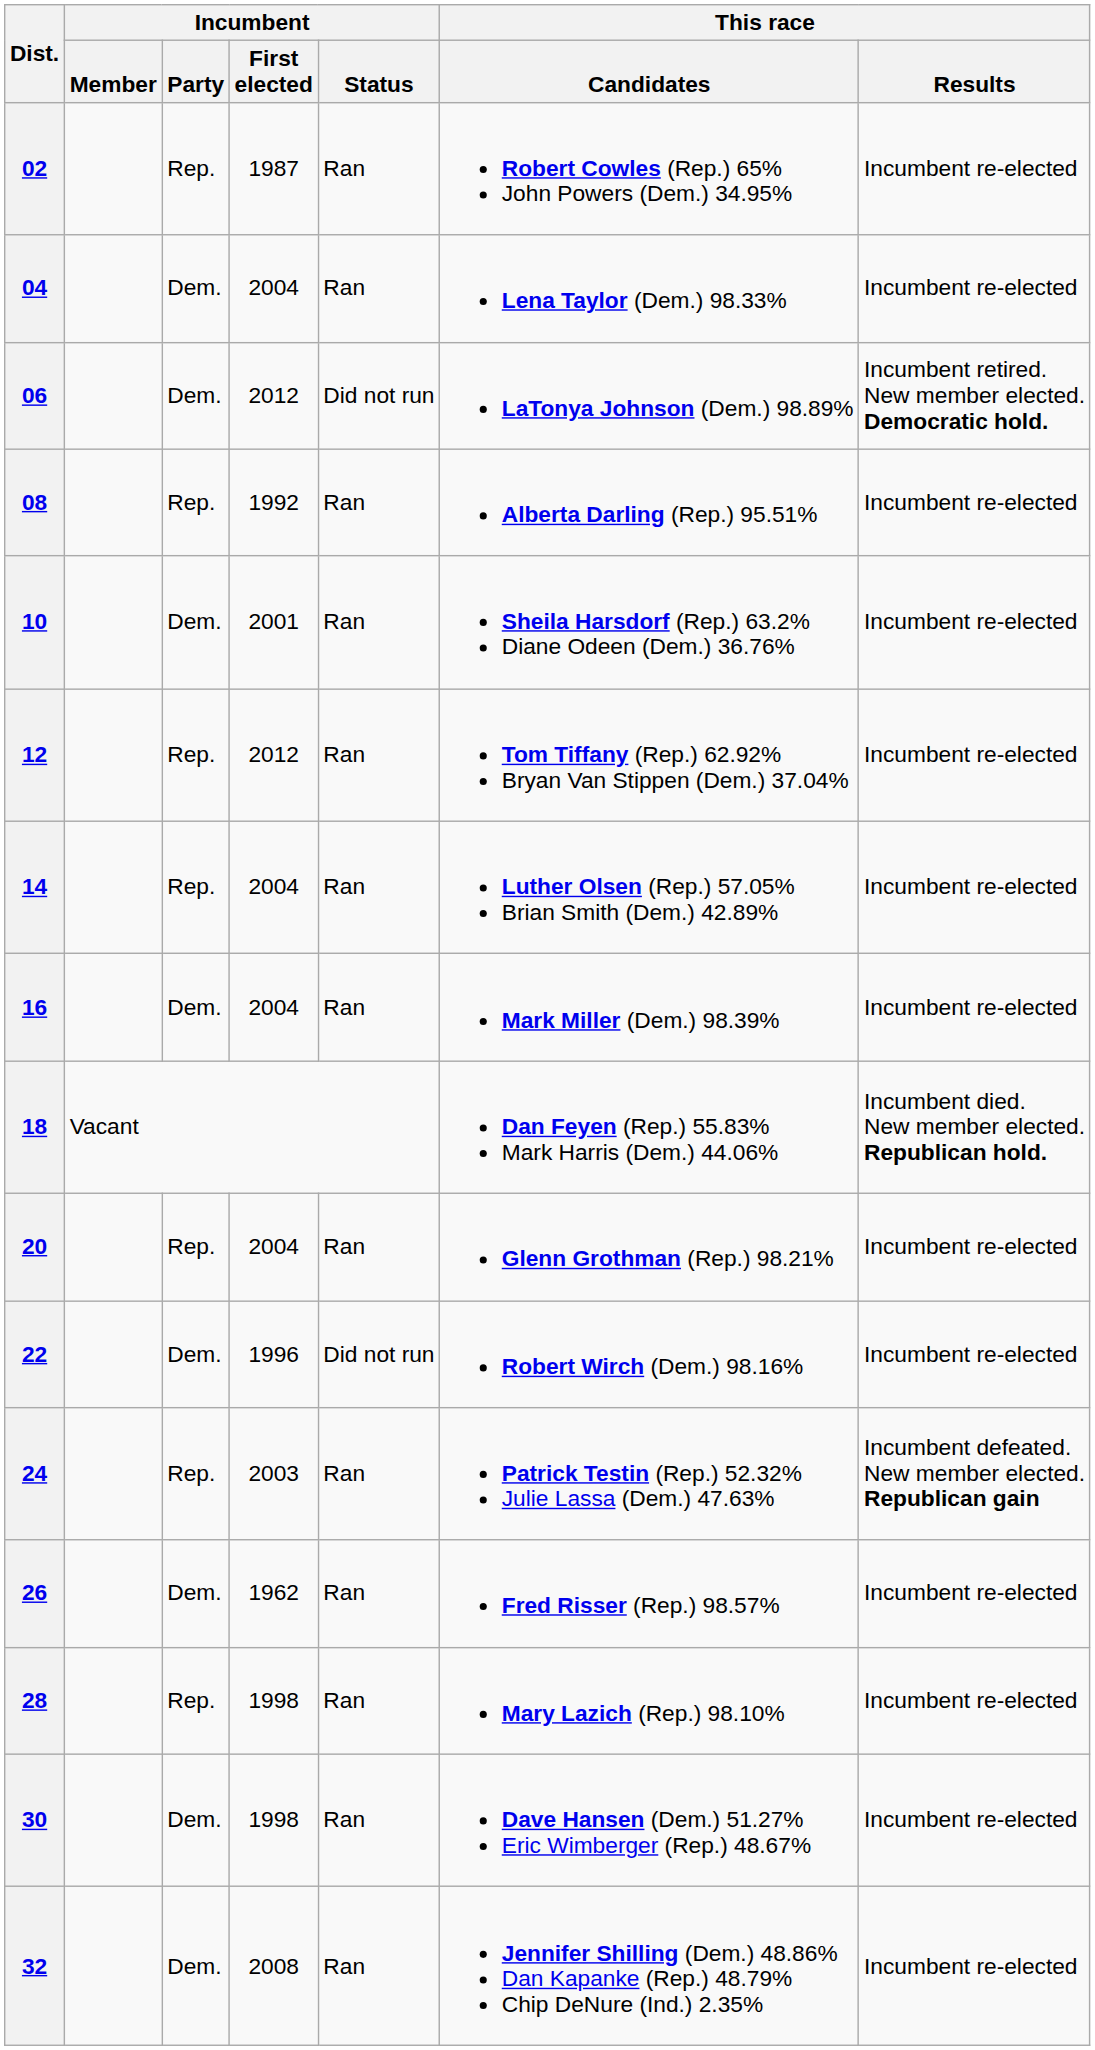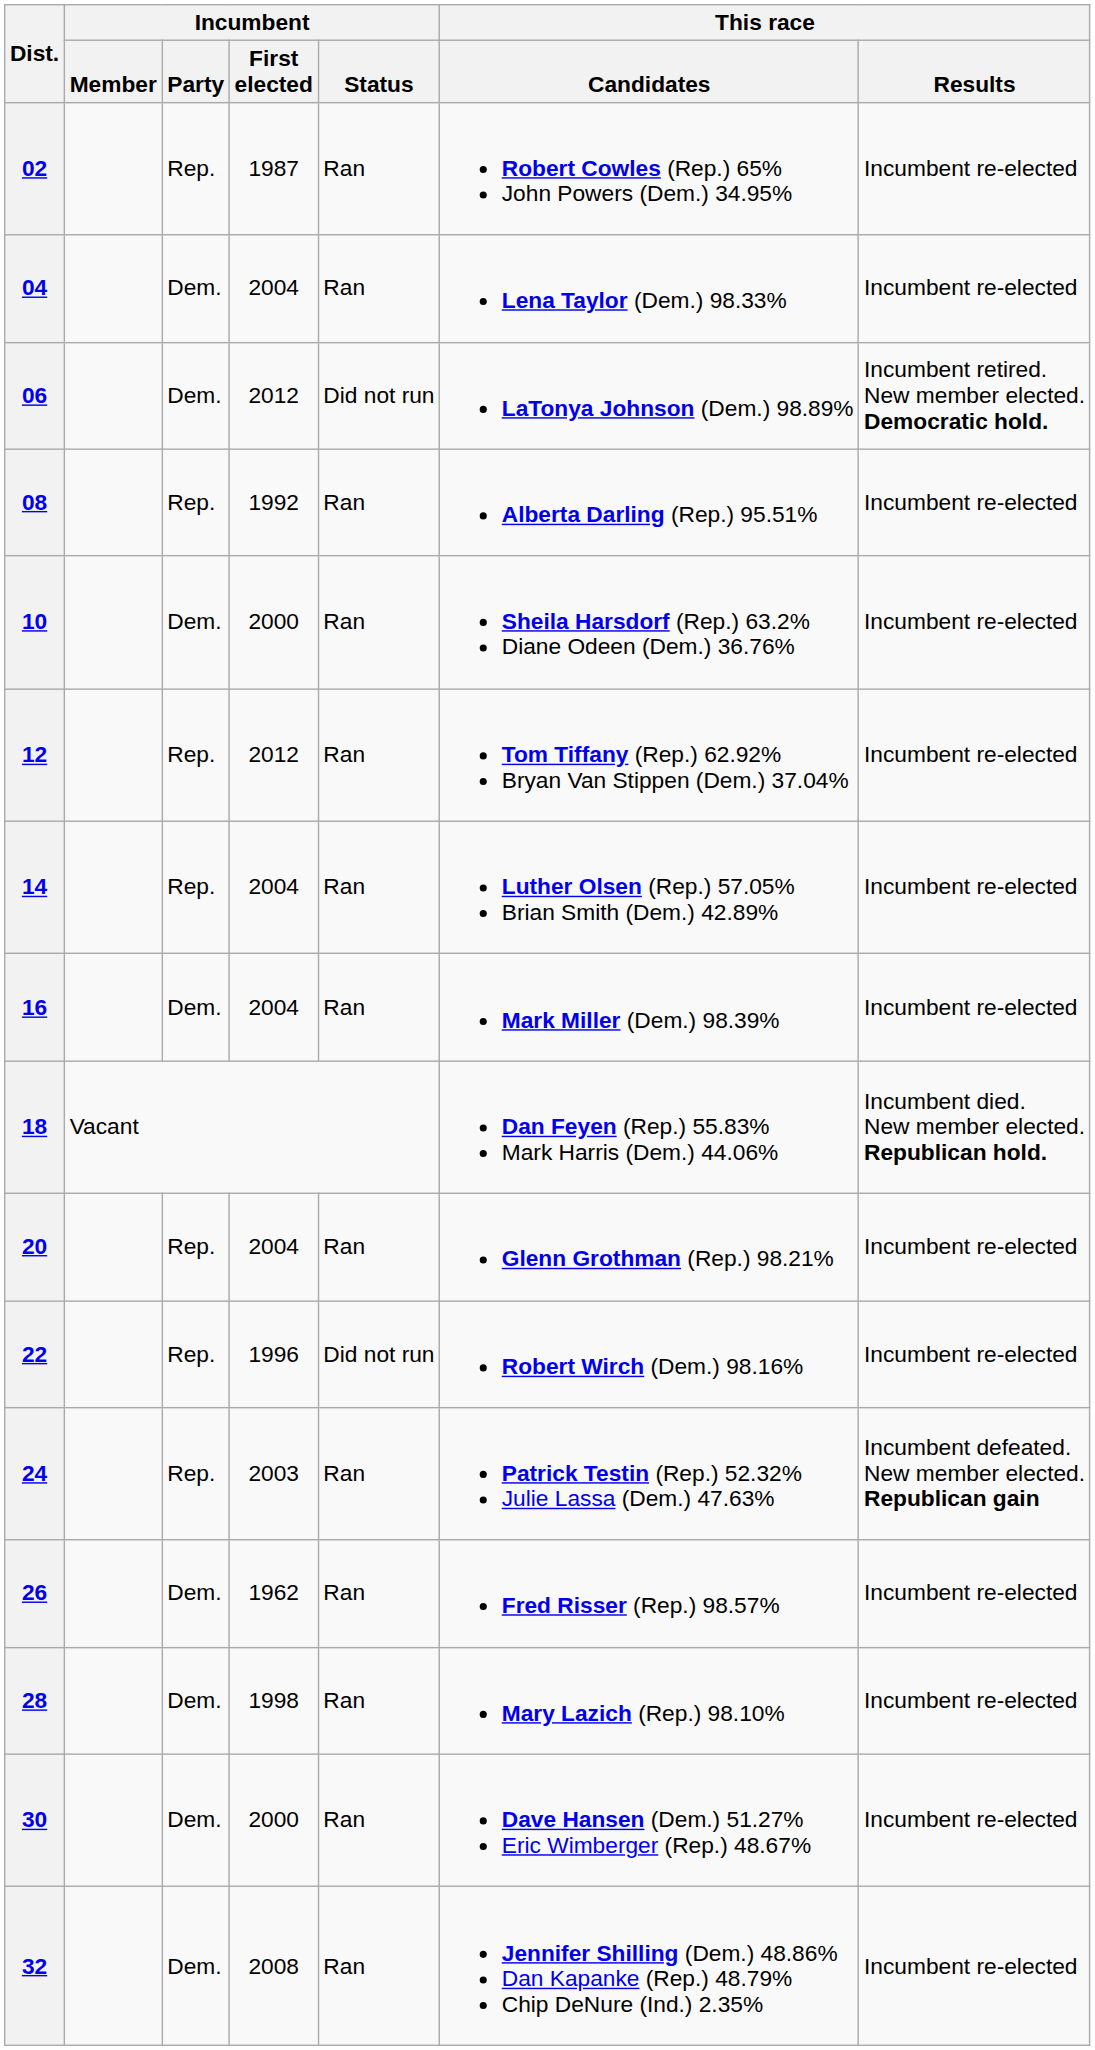(274, 622) 2001 -> (274, 622) 2000
(194, 1353) Dem. -> (191, 1353) Rep.
(191, 1700) Rep. -> (194, 1700) Dem.
(274, 1820) 1998 -> (274, 1820) 2000
